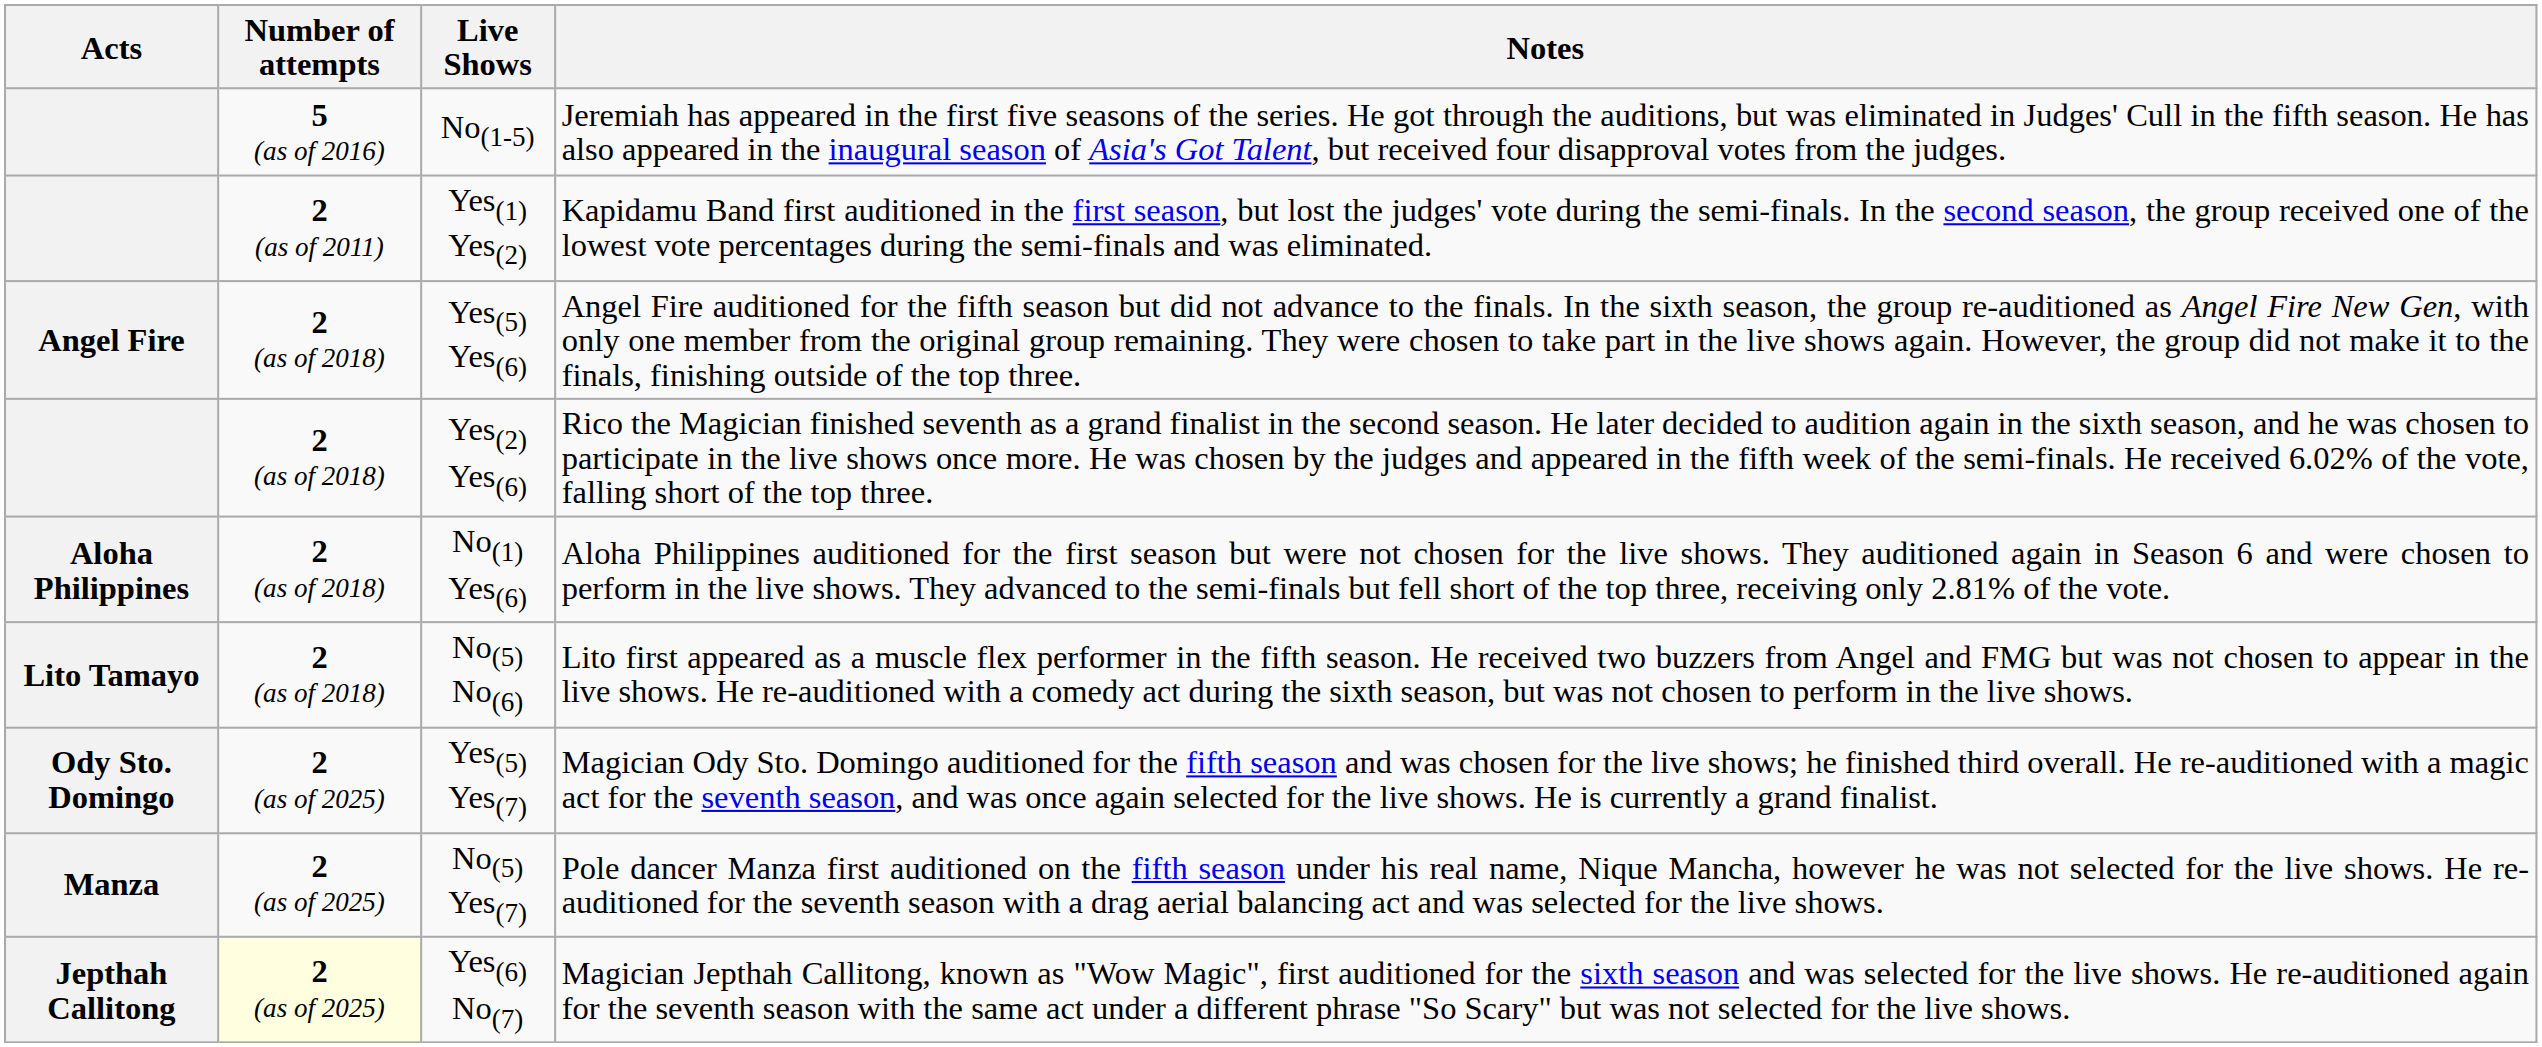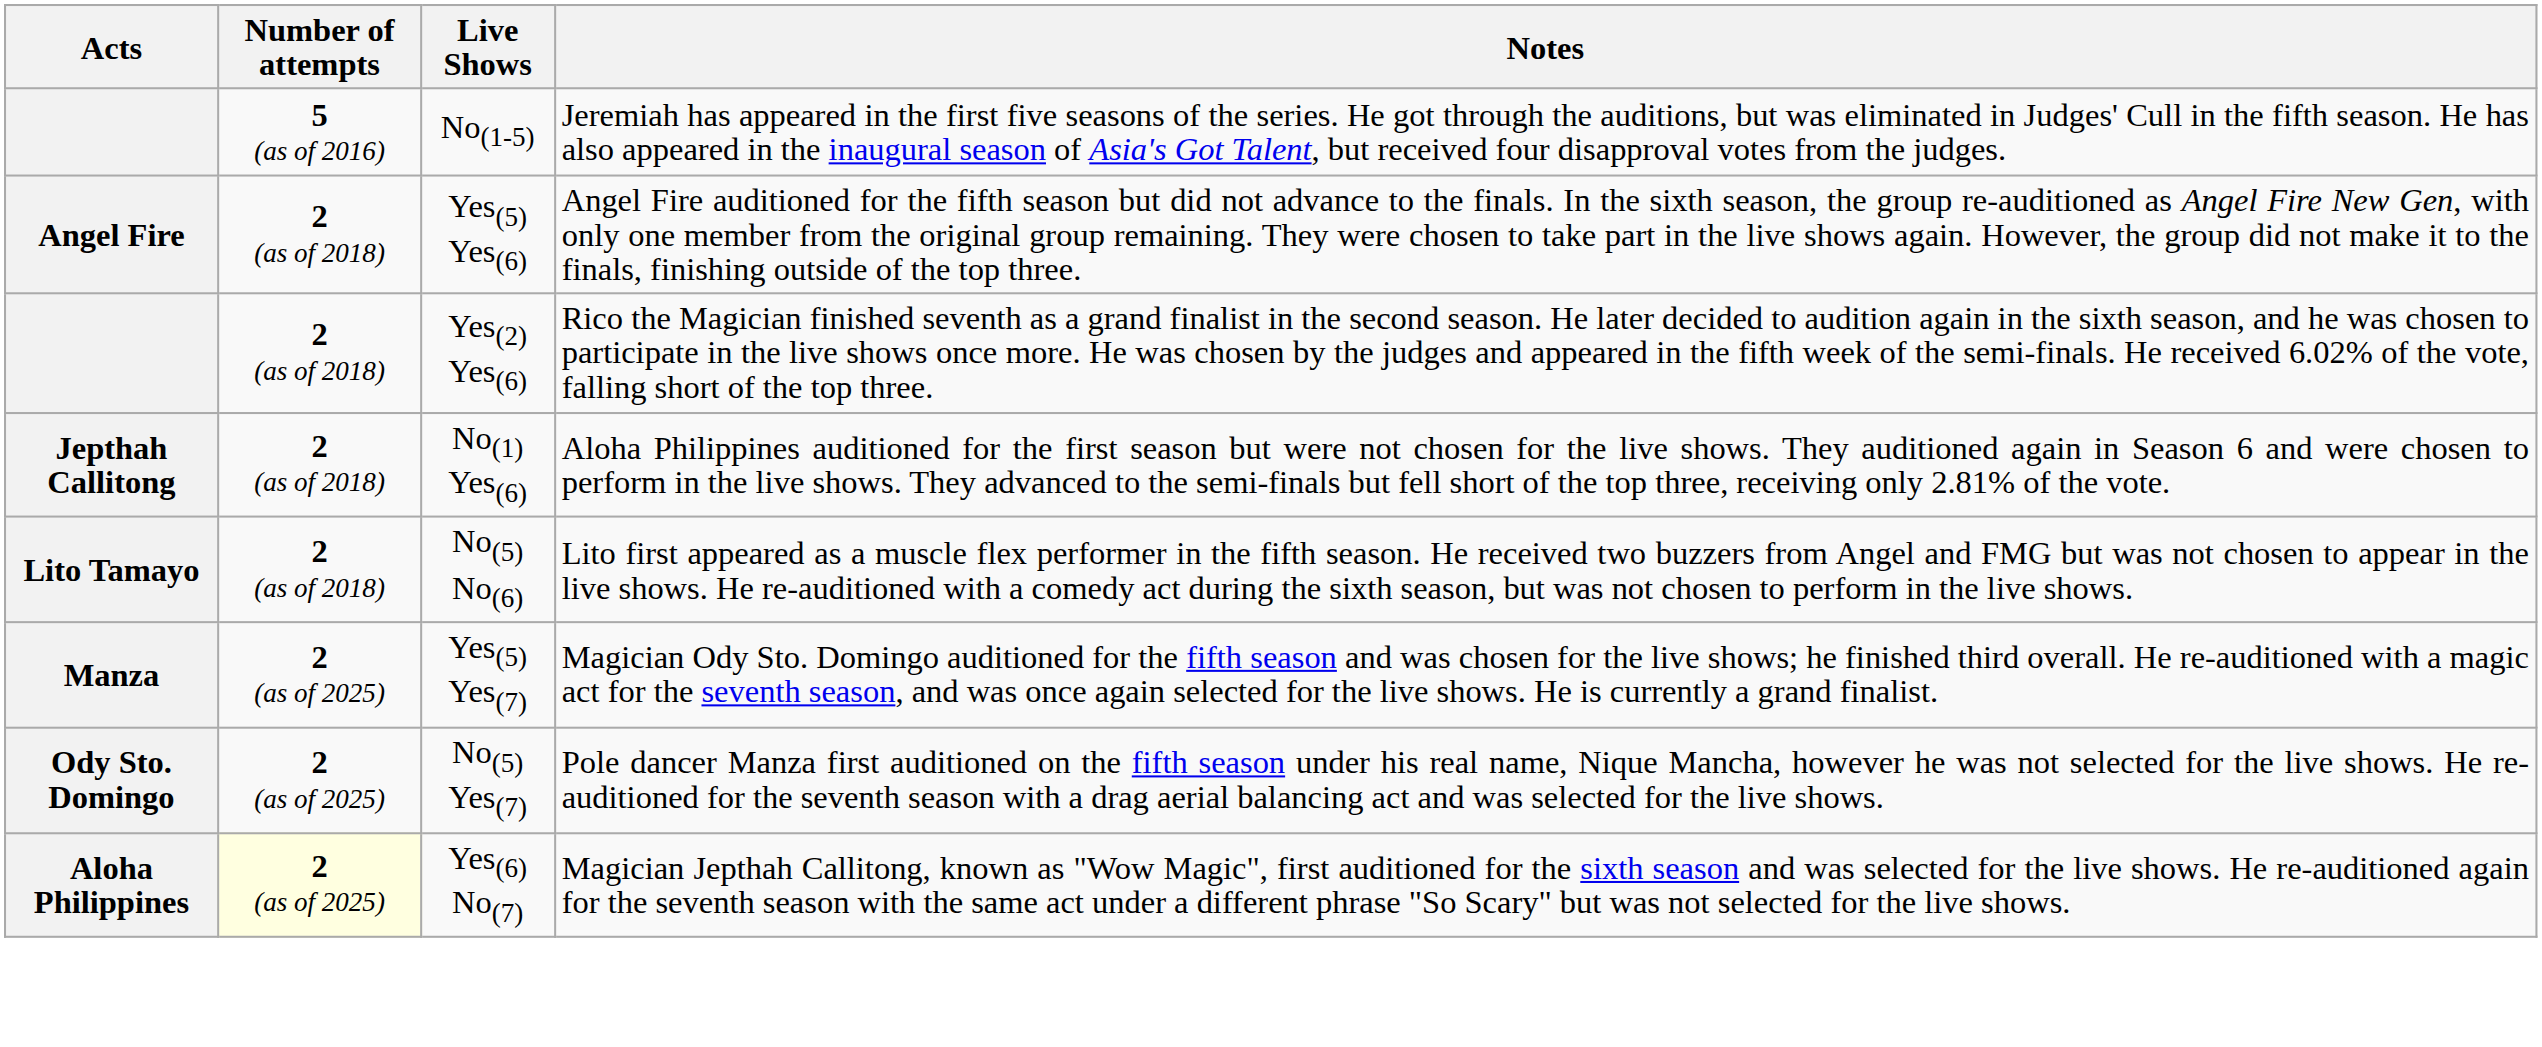- row: (488, 227)
(111, 570) Aloha Philippines -> (111, 465) Jepthah Callitong
(111, 780) Ody Sto. Domingo -> (111, 675) Manza
(111, 885) Manza -> (111, 780) Ody Sto. Domingo
(111, 990) Jepthah Callitong -> (111, 885) Aloha Philippines
